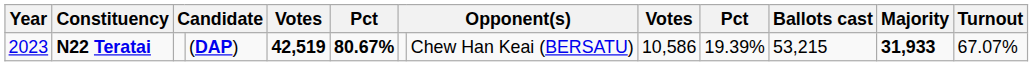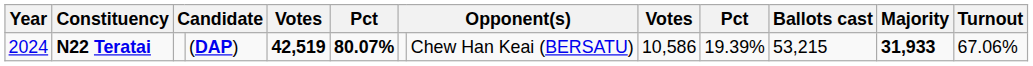(28, 47) 2023 -> (28, 47) 2024
(364, 47) 80.67% -> (364, 47) 80.07%
(988, 47) 67.07% -> (988, 47) 67.06%
